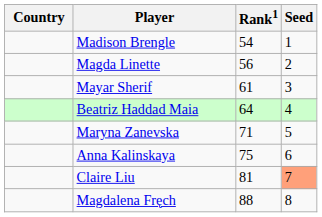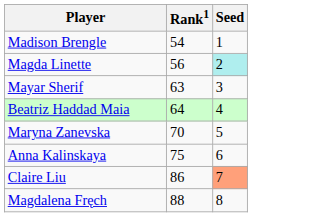- column: (39, 17)
(288, 64) no background -> (219, 64) paleturquoise background
(246, 87) 61 -> (177, 87) 63
(246, 132) 71 -> (177, 132) 70
(246, 177) 81 -> (177, 177) 86
